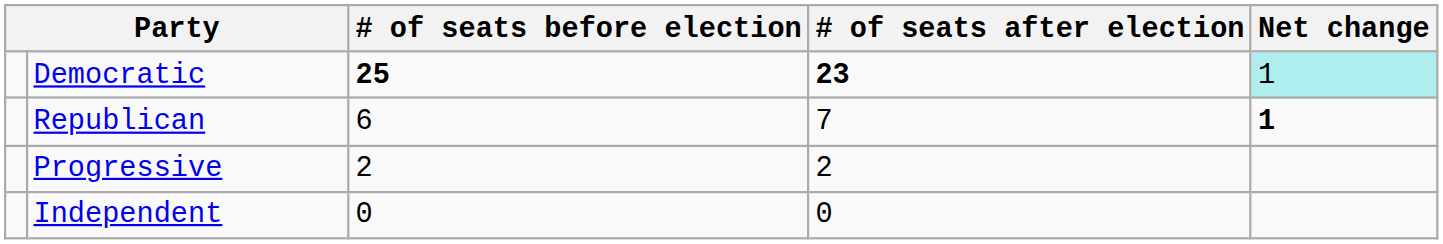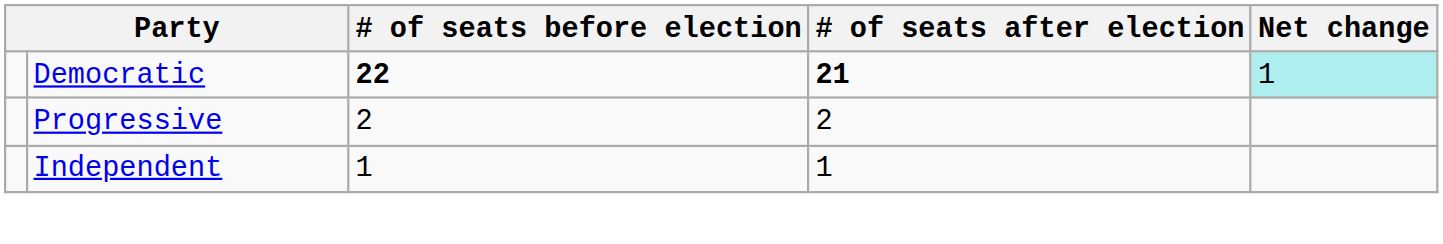(373, 75) 25 -> (373, 75) 22
(833, 75) 23 -> (833, 75) 21
- row: (119, 122)
(364, 215) 0 -> (364, 168) 1
(824, 215) 0 -> (824, 168) 1
